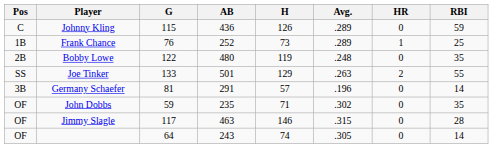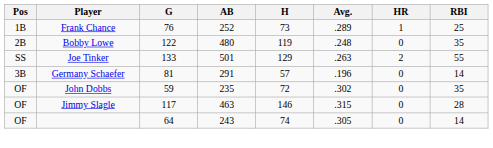- row: (88, 27)
(285, 105) 71 -> (285, 89) 72
